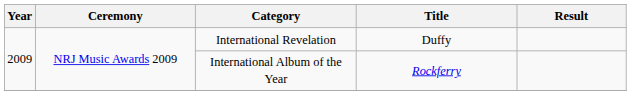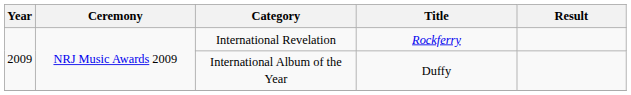(436, 39) Duffy -> (436, 39) Rockferry
(436, 71) Rockferry -> (436, 71) Duffy
